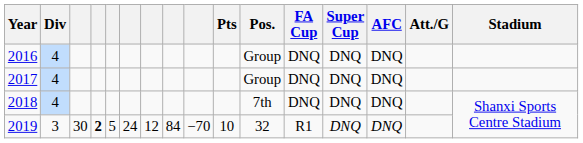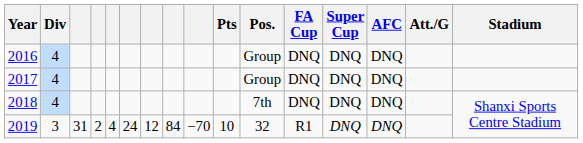(80, 126) 30 -> (80, 126) 31
(98, 126) bold -> (98, 126) normal
(112, 126) 5 -> (112, 126) 4
